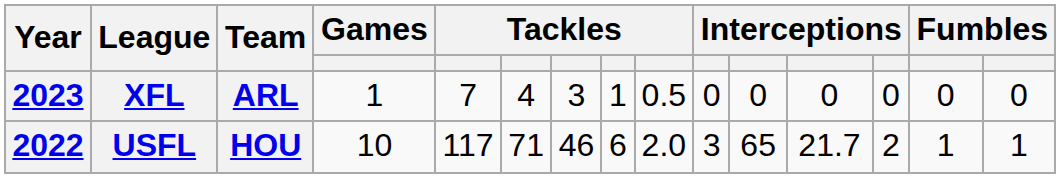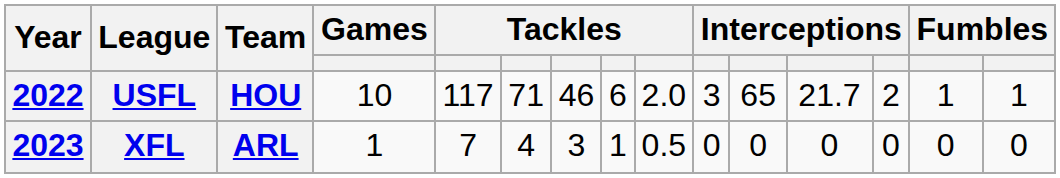rows swapped: (154, 146) <-> (154, 95)
